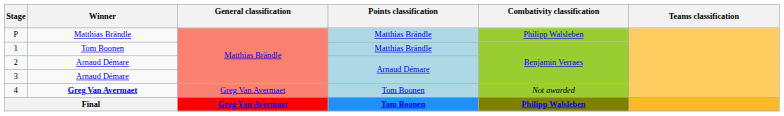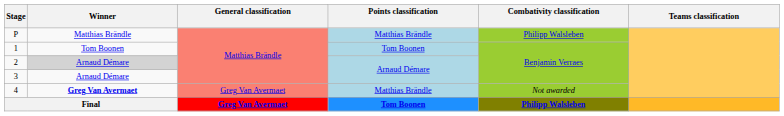(403, 49) Matthias Brändle -> (403, 49) Tom Boonen
(103, 63) no background -> (103, 63) lightgrey background
(403, 90) Tom Boonen -> (403, 90) Matthias Brändle
